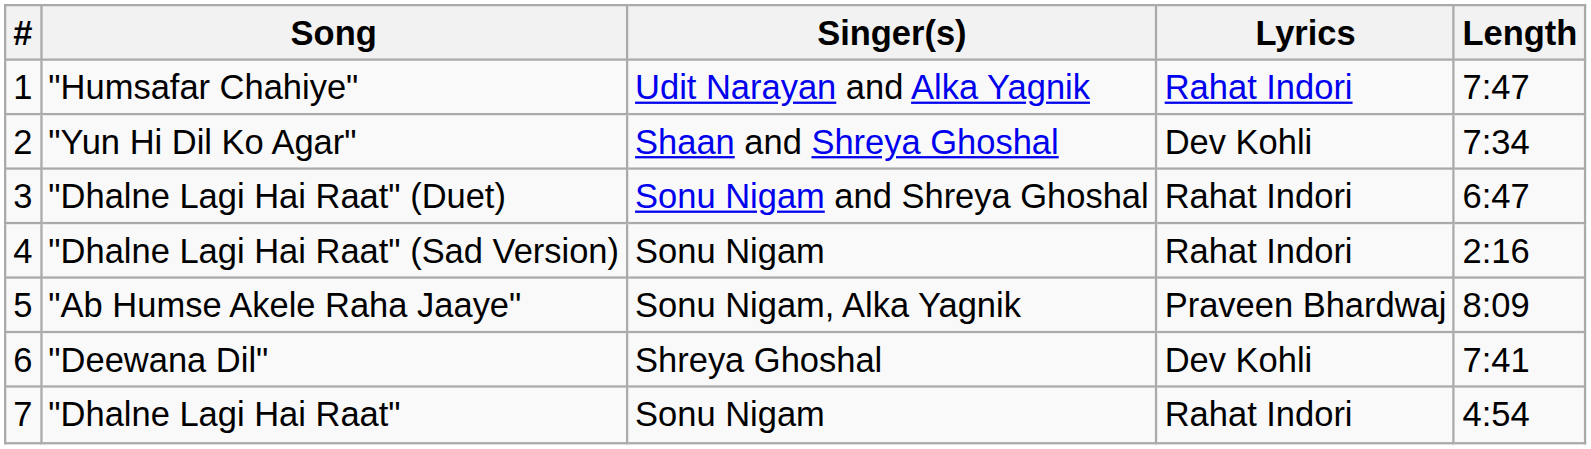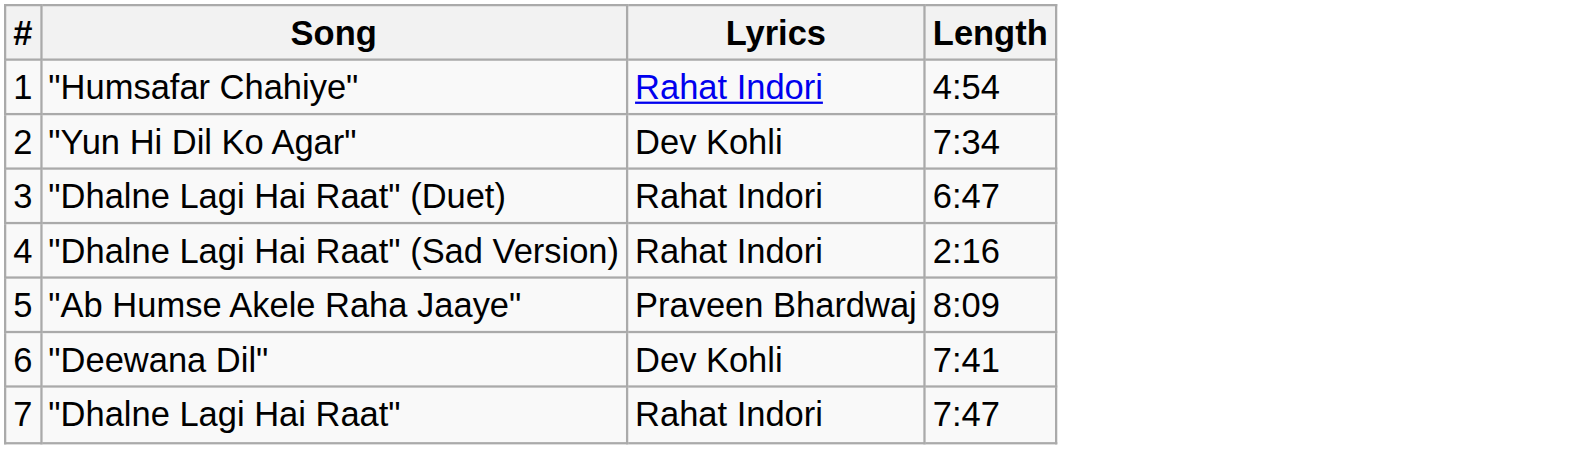- column: (892, 33)
(1496, 87) 7:47 -> (966, 87) 4:54
(1496, 415) 4:54 -> (966, 415) 7:47
